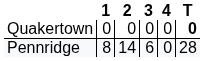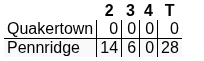- column: (106, 10)
(192, 28) bold -> (174, 28) normal
